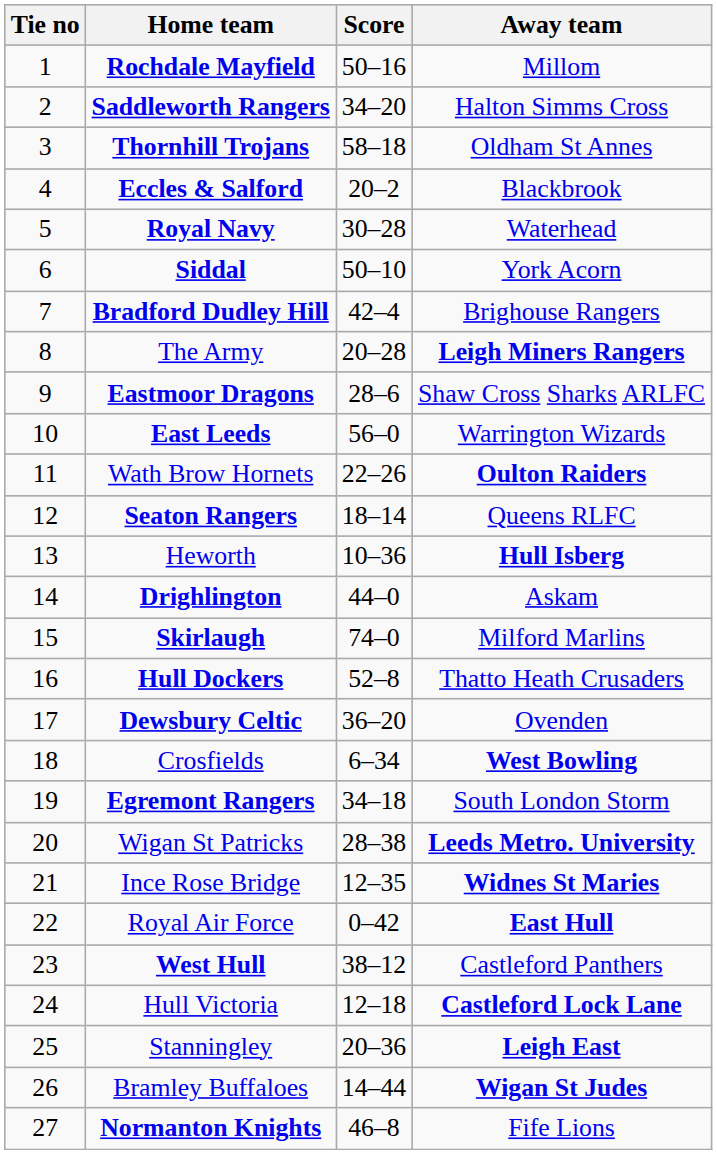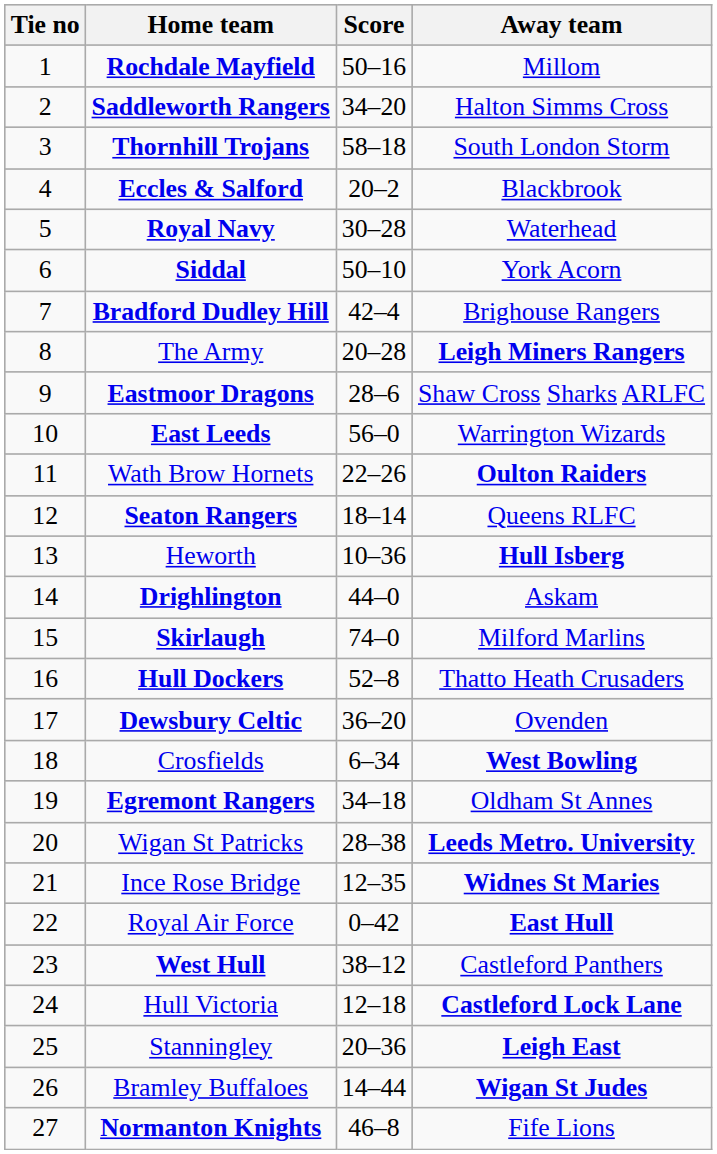(562, 147) Oldham St Annes -> (562, 147) South London Storm
(562, 801) South London Storm -> (562, 801) Oldham St Annes
